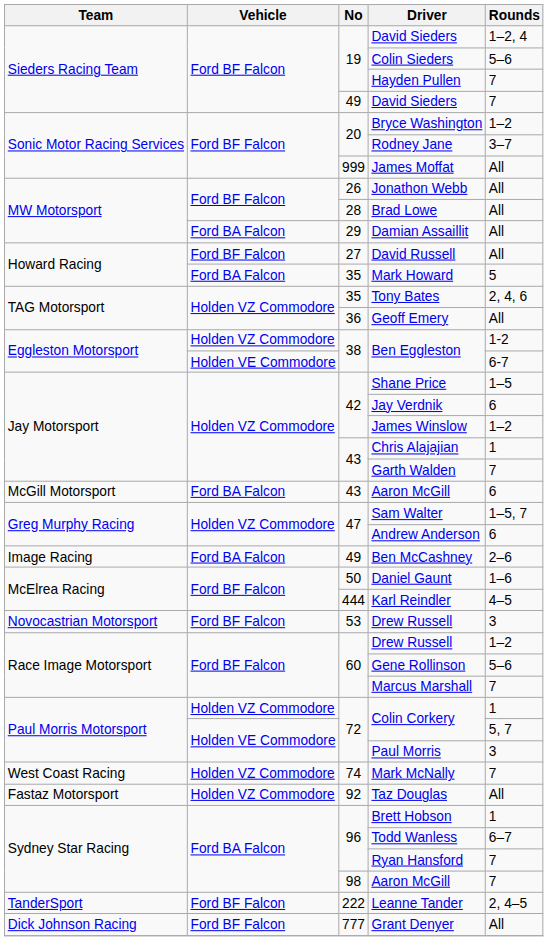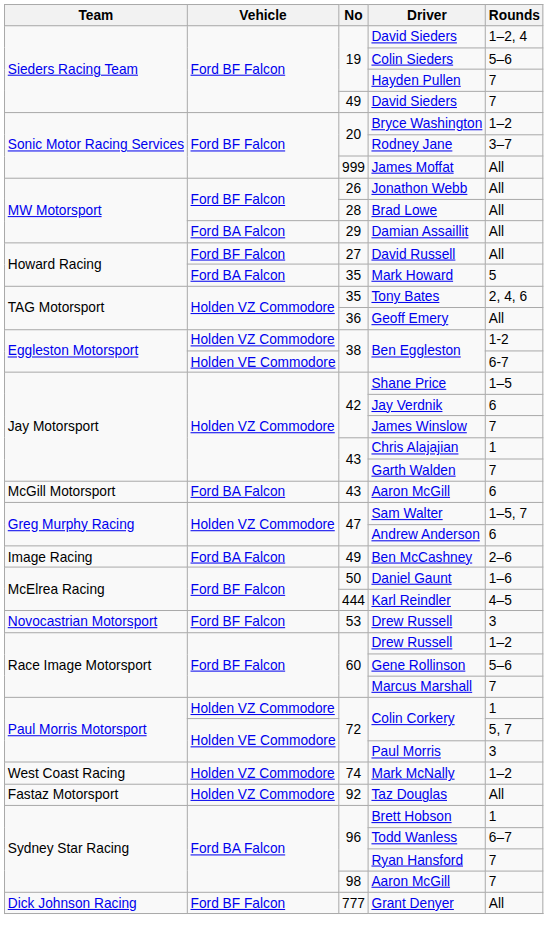(500, 426) 1–2 -> (493, 426) 7
(493, 773) 7 -> (500, 773) 1–2
- row: (353, 903)
